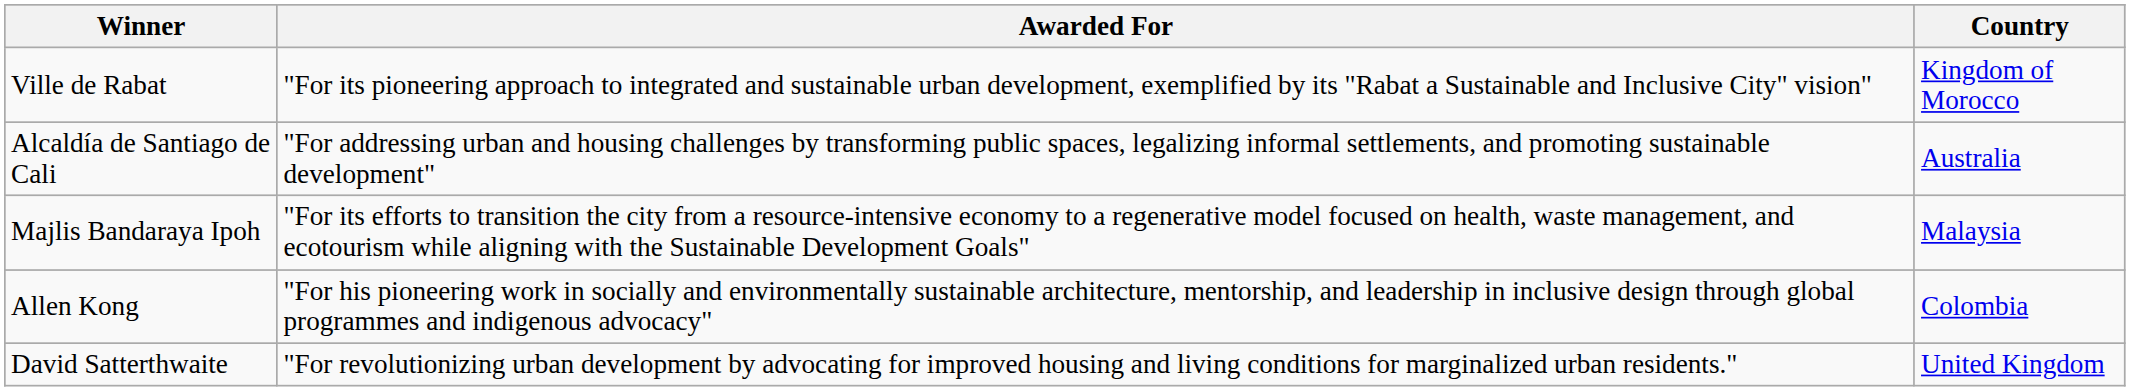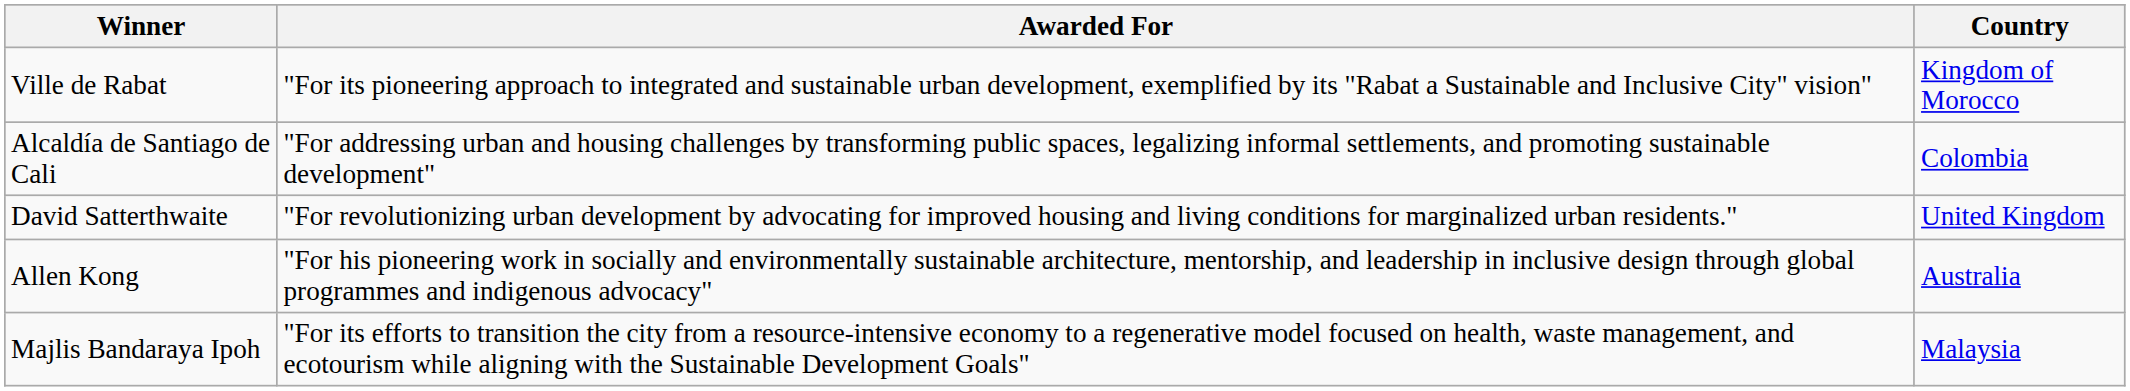(1971, 158) Australia -> (1975, 158) Colombia
rows swapped: (136, 231) <-> (120, 364)
(1975, 305) Colombia -> (1971, 275) Australia
